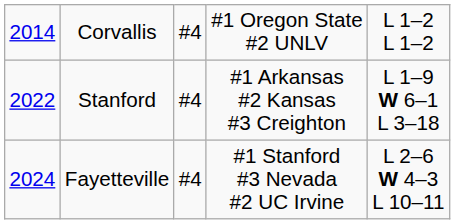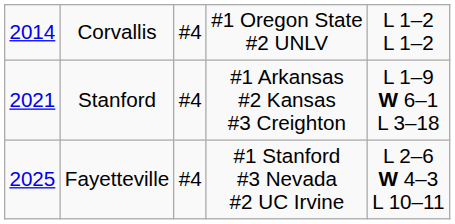(32, 100) 2022 -> (32, 100) 2021
(32, 179) 2024 -> (32, 179) 2025
